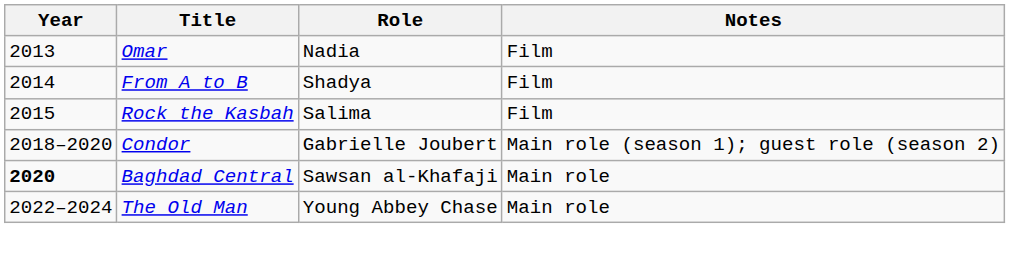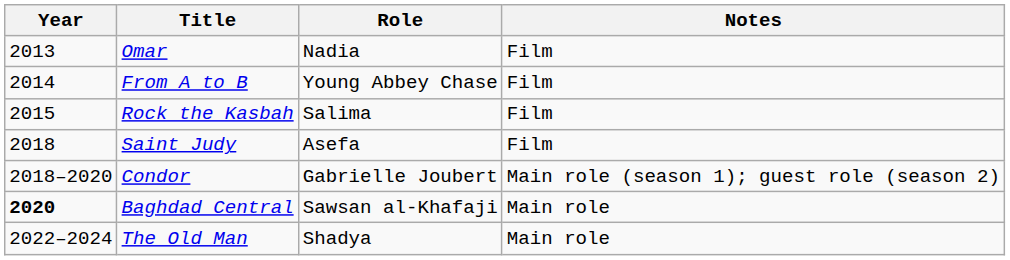(337, 83) Shadya -> (400, 83) Young Abbey Chase
+ row: (179, 145)
(400, 207) Young Abbey Chase -> (337, 238) Shadya
